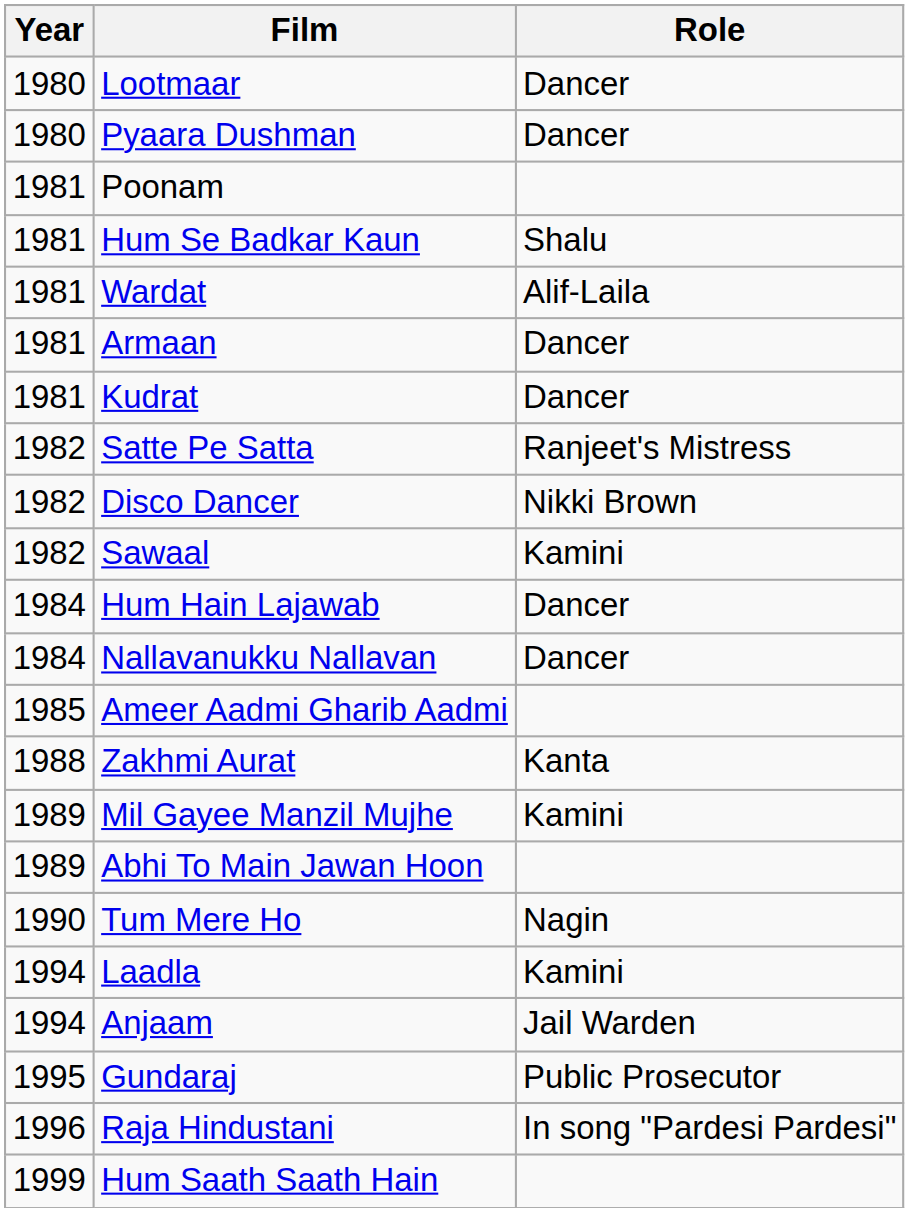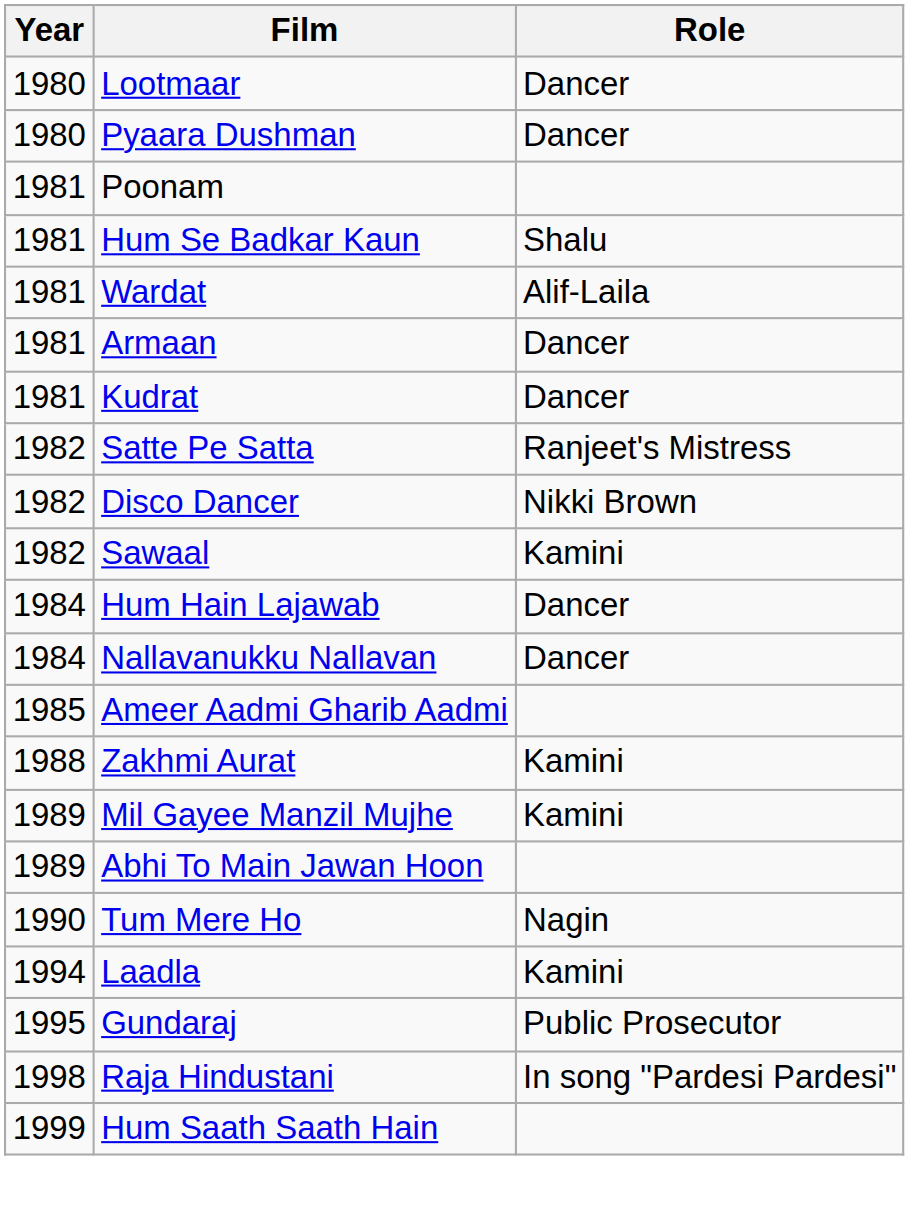(566, 762) Kanta -> (573, 762) Kamini
- row: (157, 1023)
(49, 1128) 1996 -> (49, 1076) 1998
